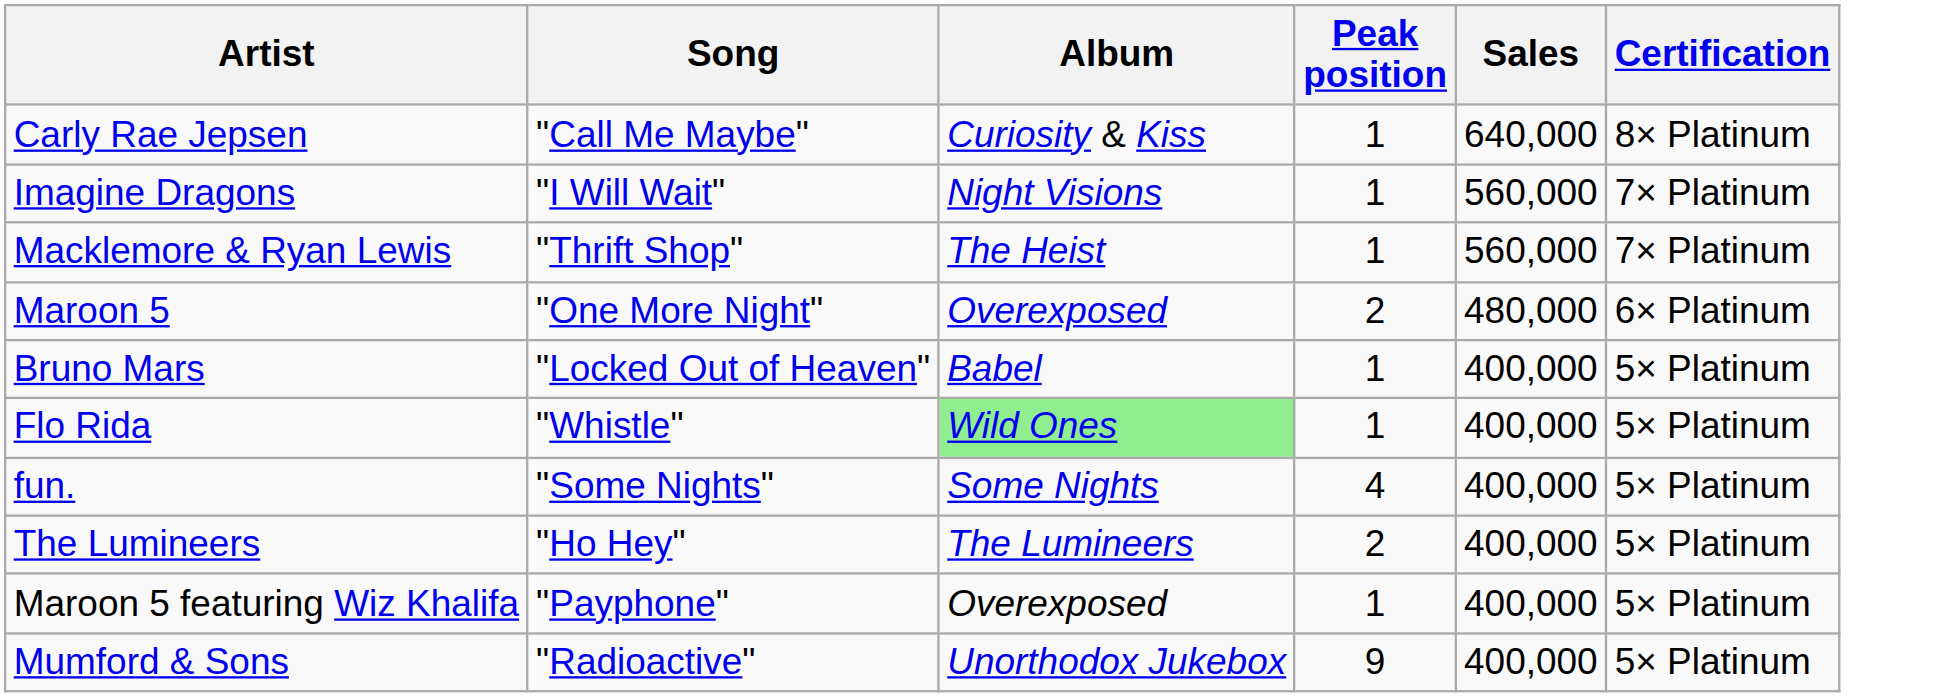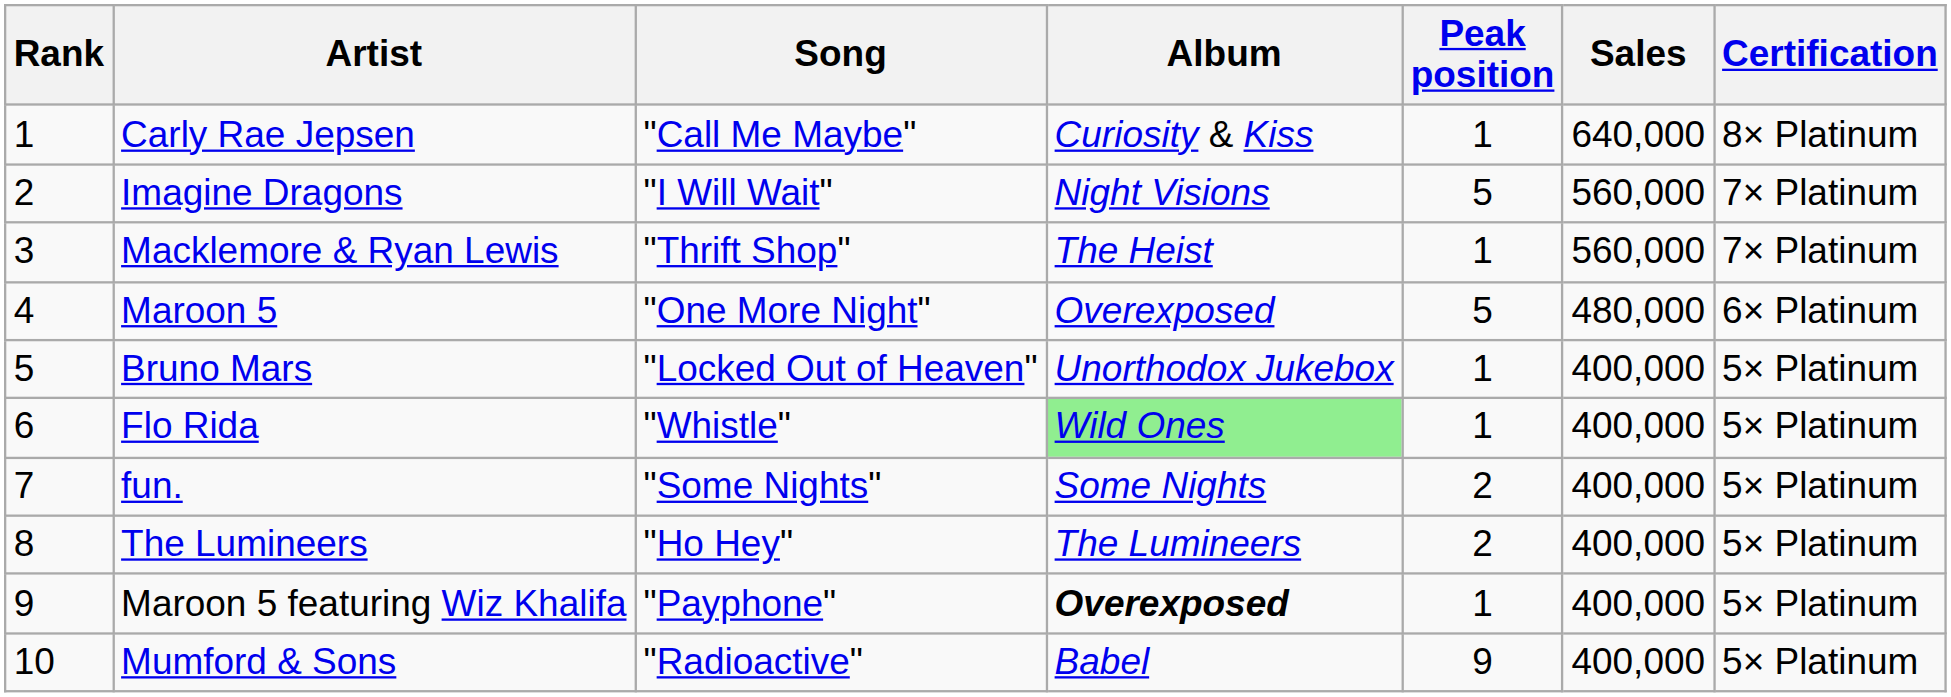+ column: (59, 54)
(1375, 192) 1 -> (1483, 192) 5
(1375, 309) 2 -> (1483, 309) 5
(994, 368) Babel -> (1224, 368) Unorthodox Jukebox
(1375, 485) 4 -> (1483, 485) 2
(1057, 602) normal -> (1172, 602) bold
(1117, 661) Unorthodox Jukebox -> (1102, 661) Babel
